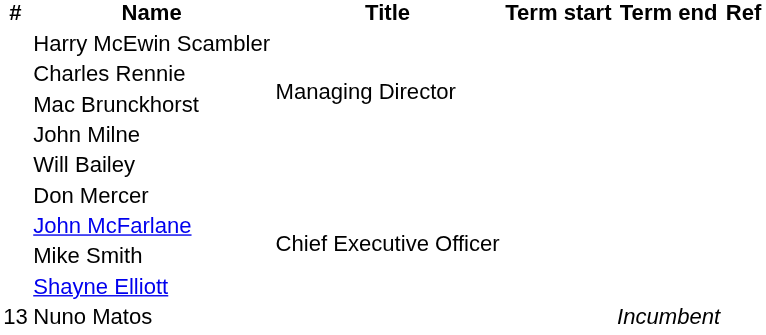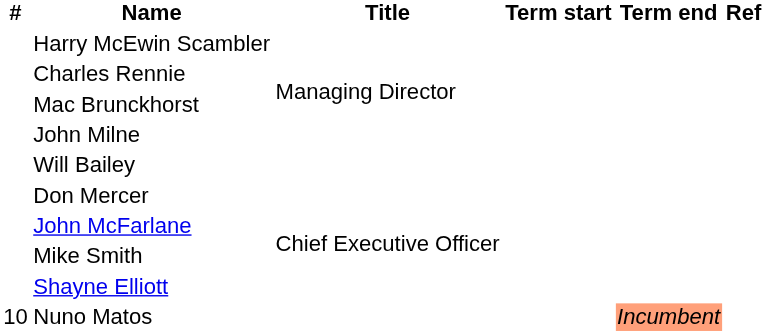(15, 316) 13 -> (15, 316) 10
(669, 316) no background -> (669, 316) lightsalmon background
